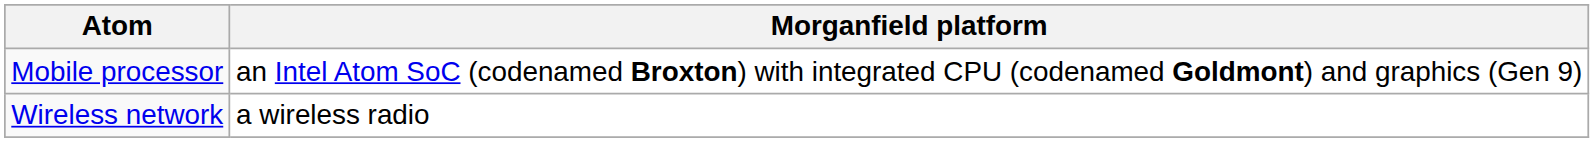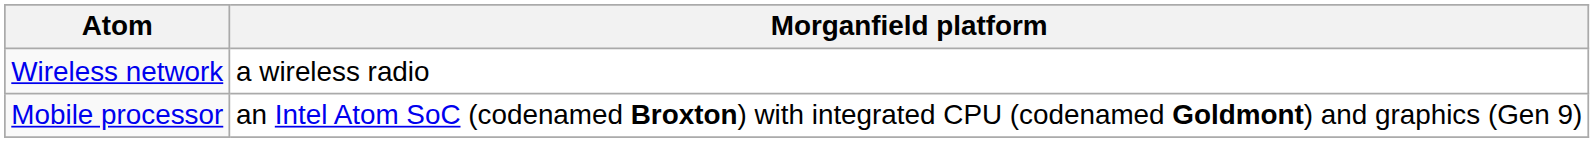rows swapped: (117, 70) <-> (117, 114)
